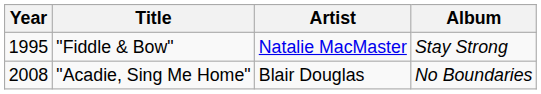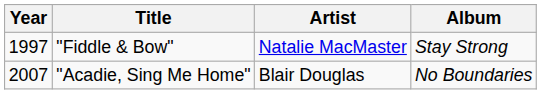(28, 46) 1995 -> (28, 46) 1997
(28, 74) 2008 -> (28, 74) 2007
